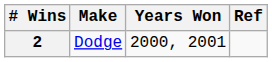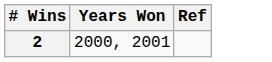- column: (98, 18)
